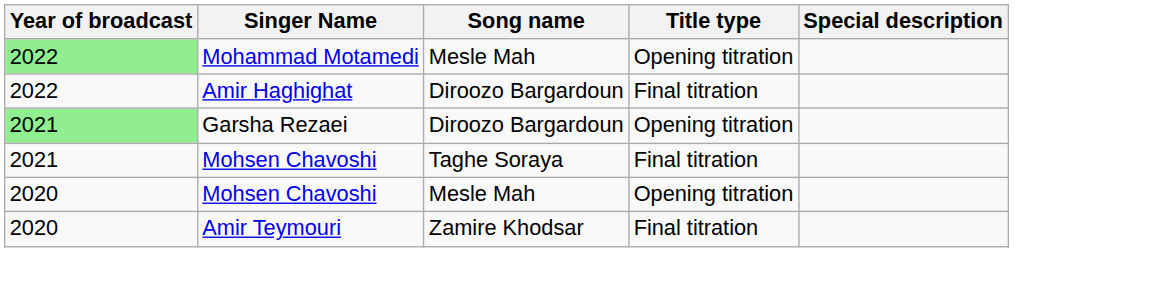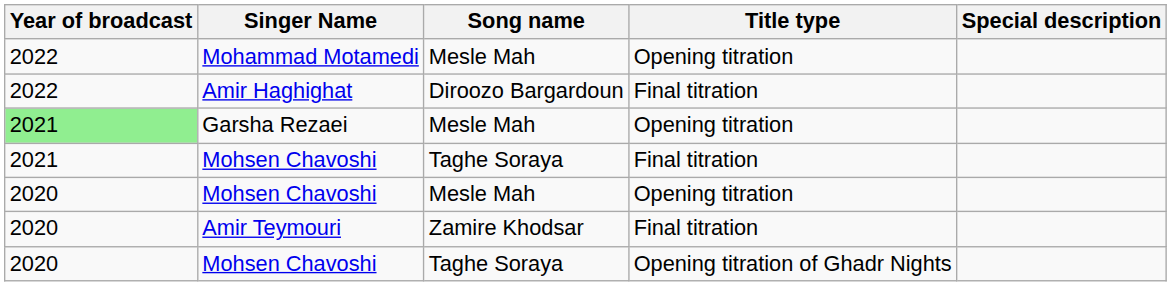(34, 56) lightgreen background -> (34, 56) no background
(526, 125) Diroozo Bargardoun -> (482, 125) Mesle Mah
+ row: (289, 263)
